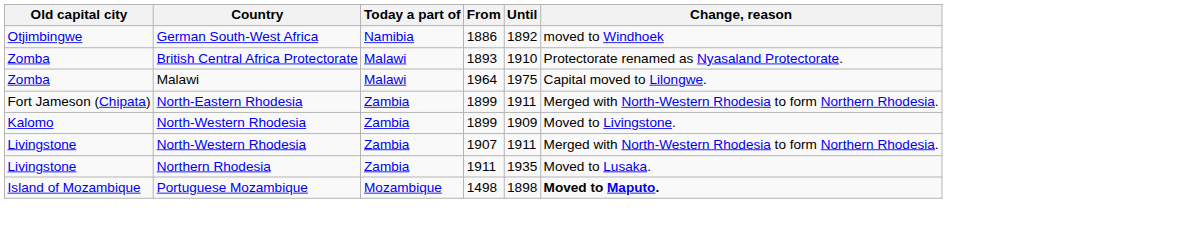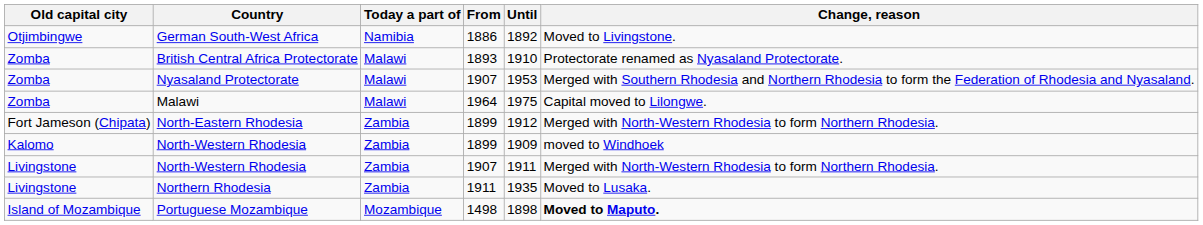(604, 36) moved to Windhoek -> (610, 36) Moved to Livingstone.
+ row: (228, 79)
(522, 101) 1911 -> (522, 123) 1912
(610, 123) Moved to Livingstone. -> (604, 144) moved to Windhoek
